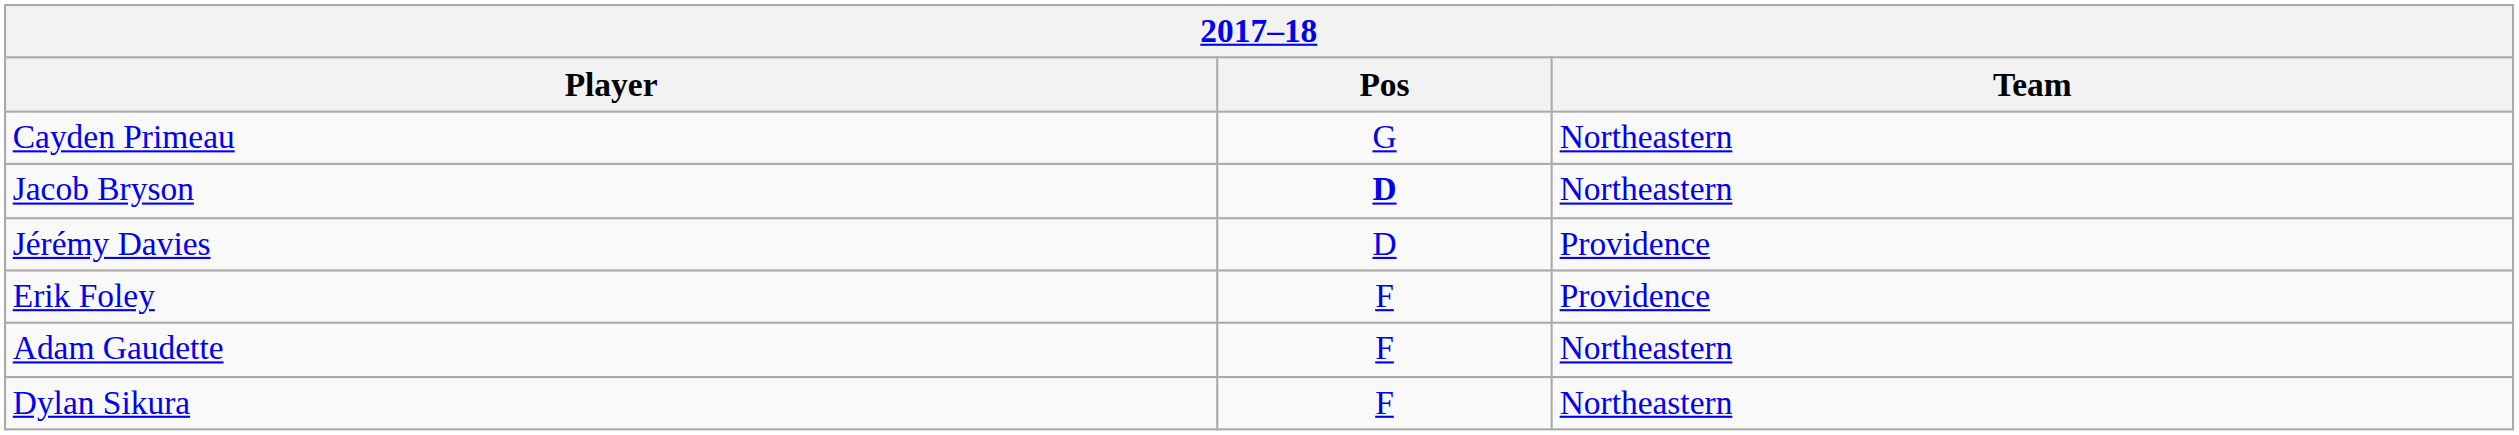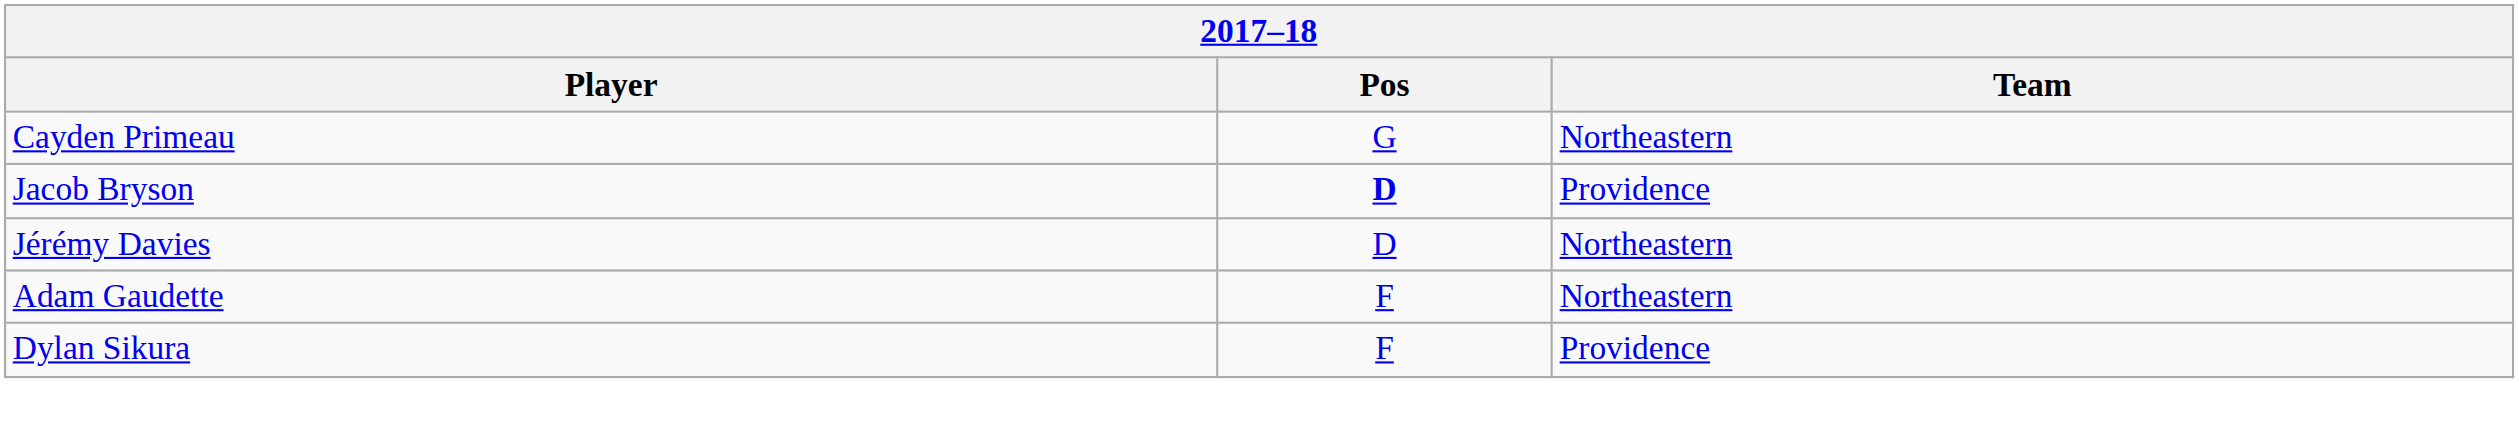(1646, 190) Northeastern -> (1635, 190) Providence
(1635, 243) Providence -> (1646, 243) Northeastern
- row: (84, 296)
(1646, 402) Northeastern -> (1635, 349) Providence
